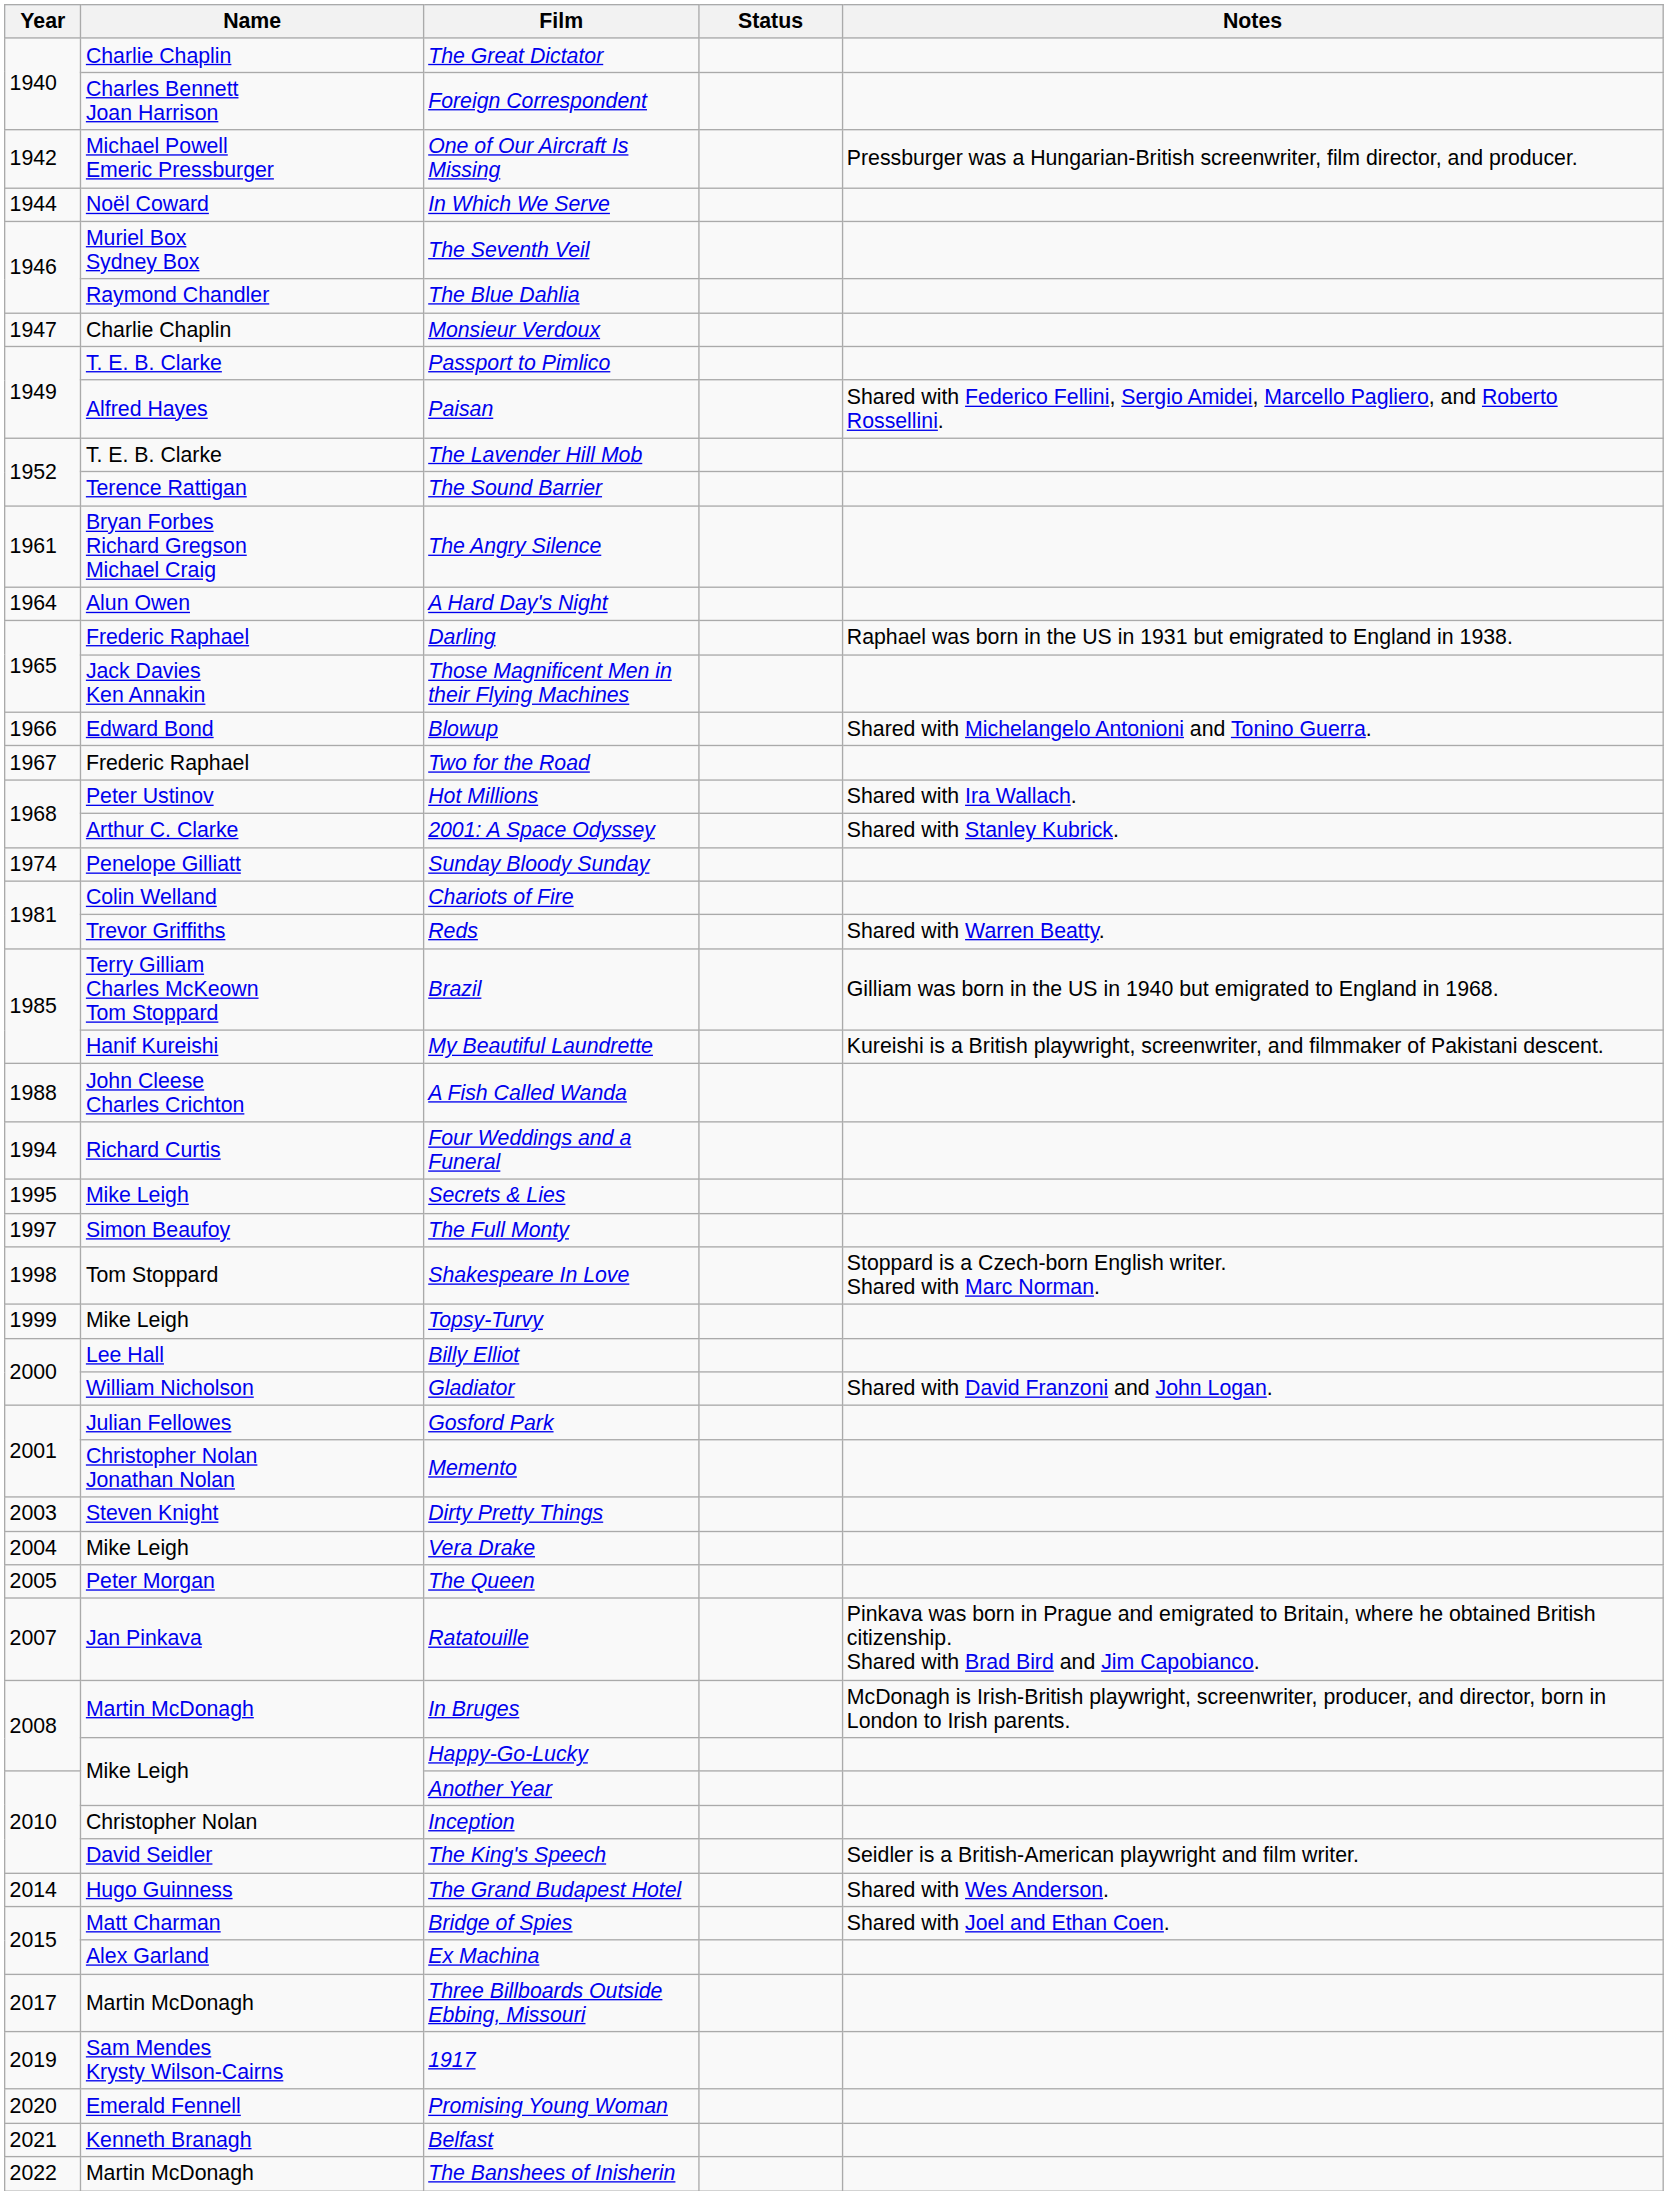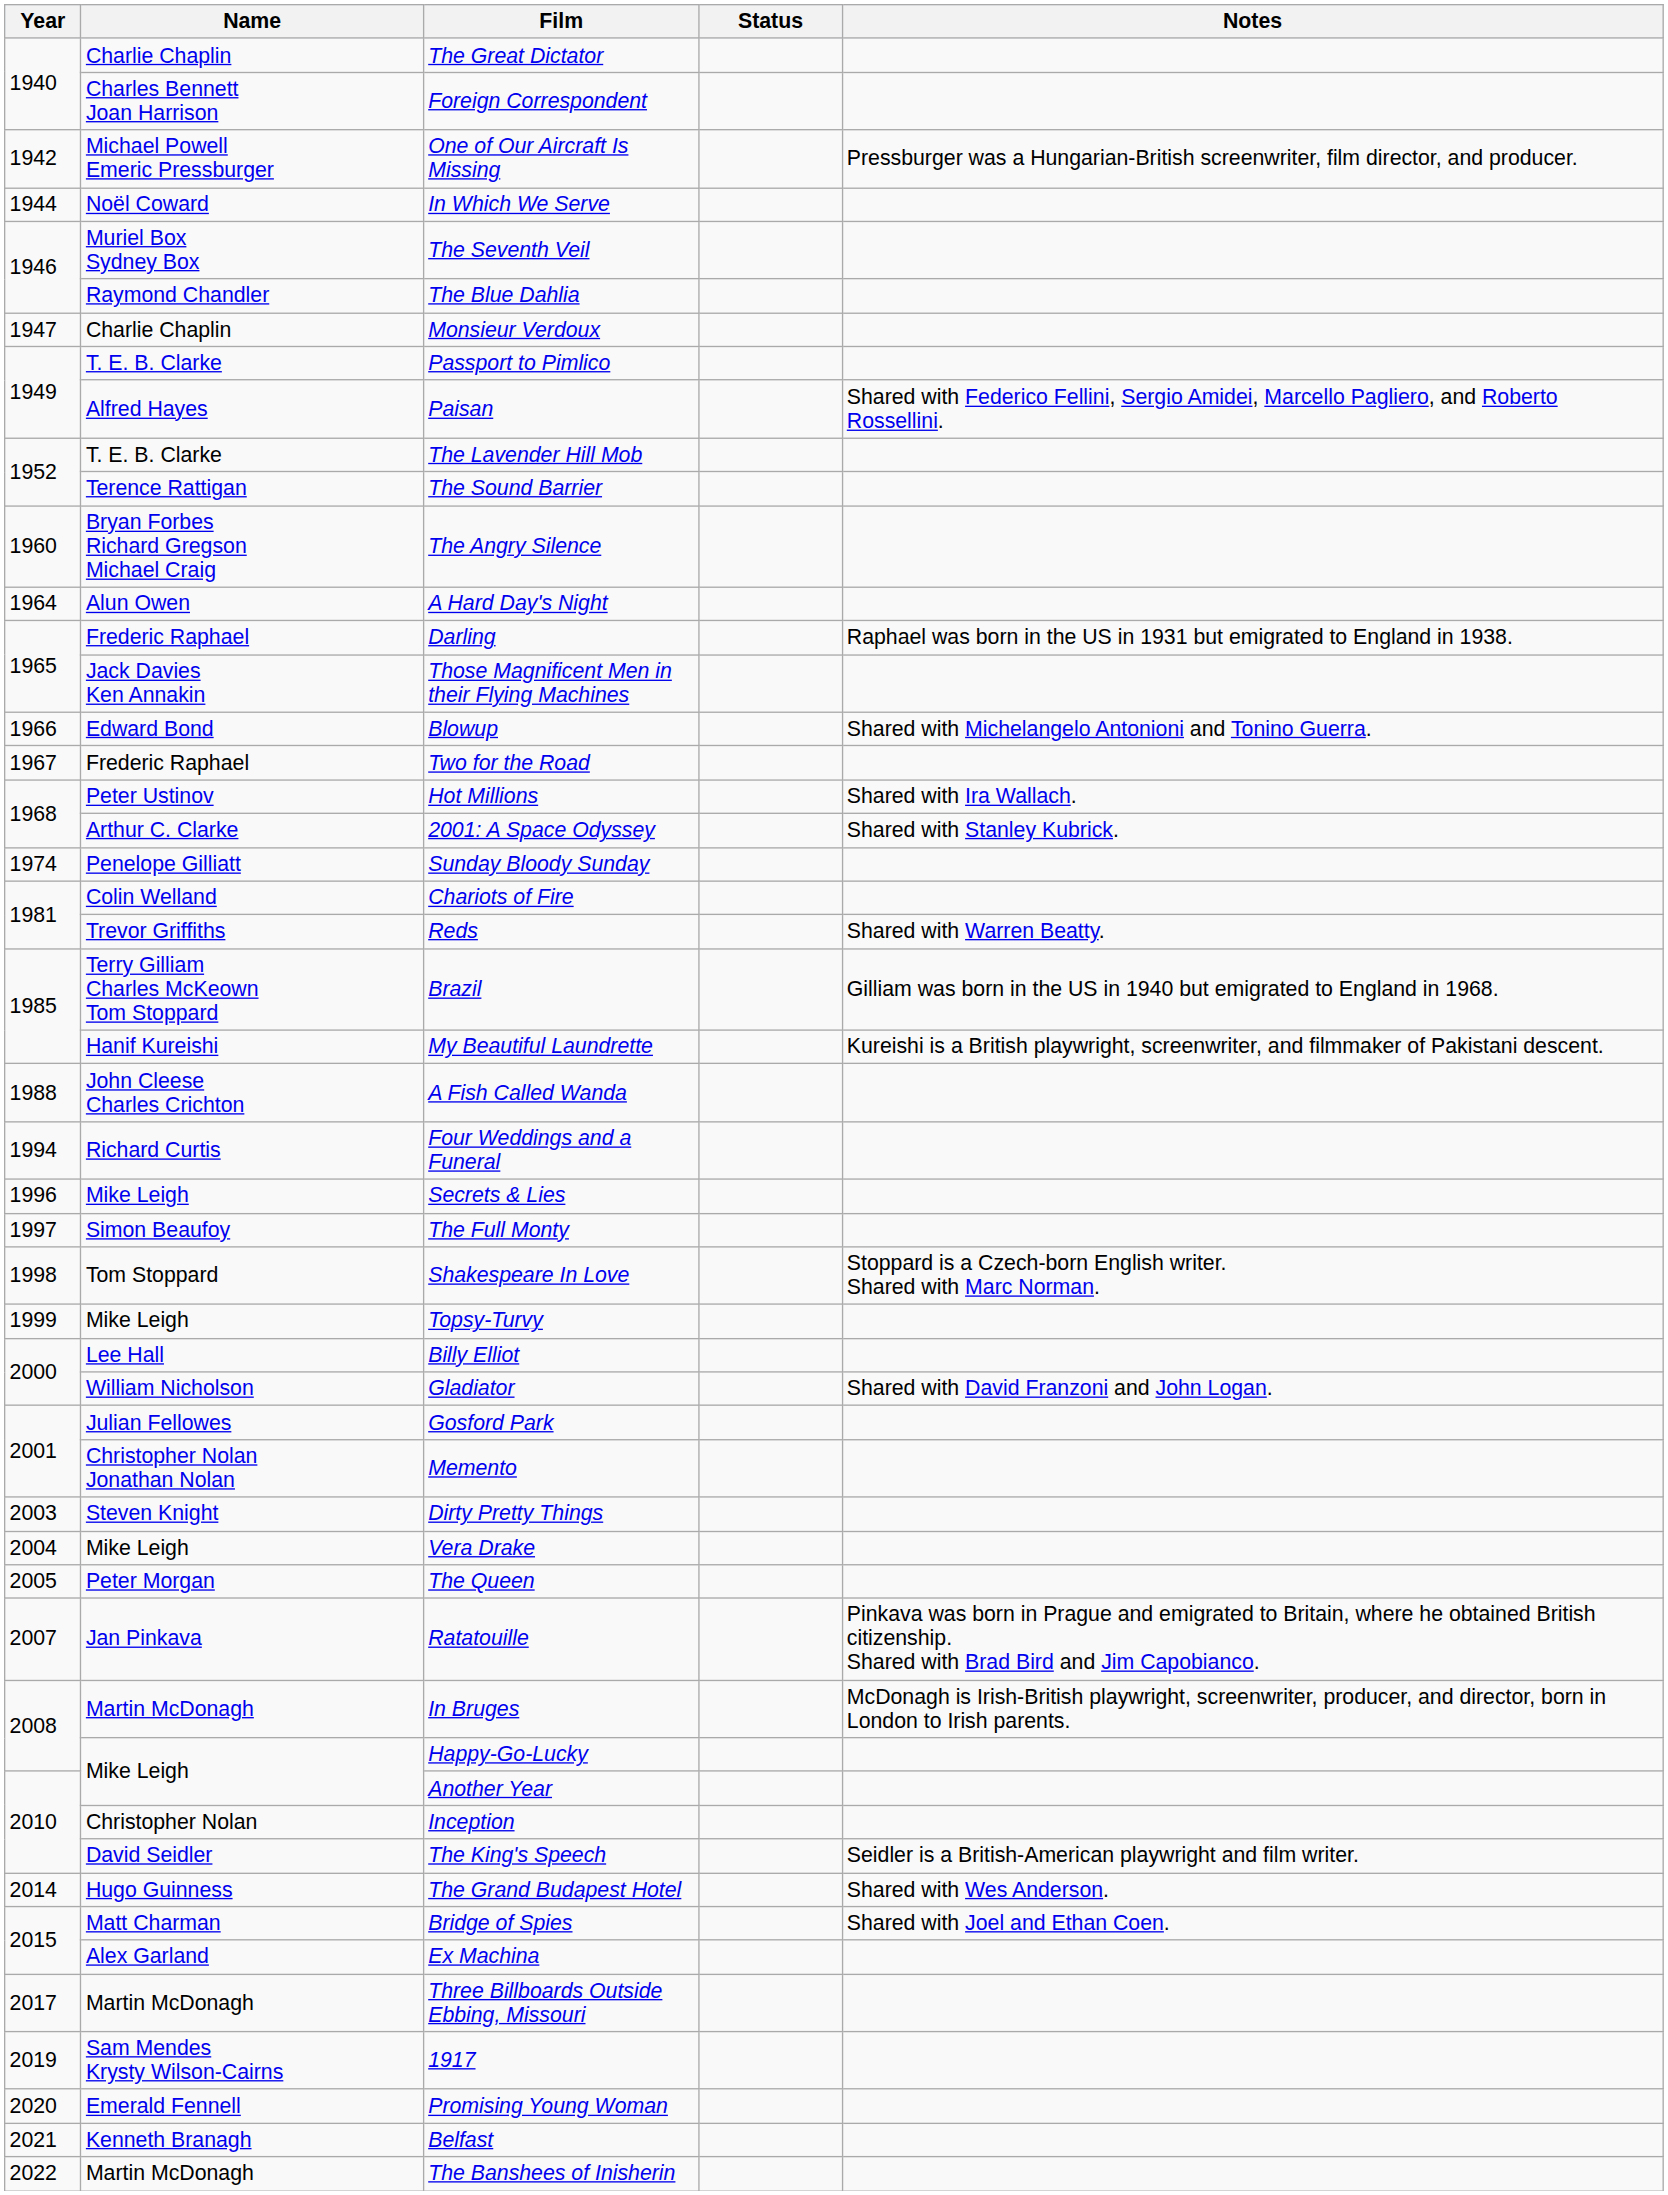(33, 546) 1961 -> (33, 546) 1960
(33, 1195) 1995 -> (33, 1195) 1996
